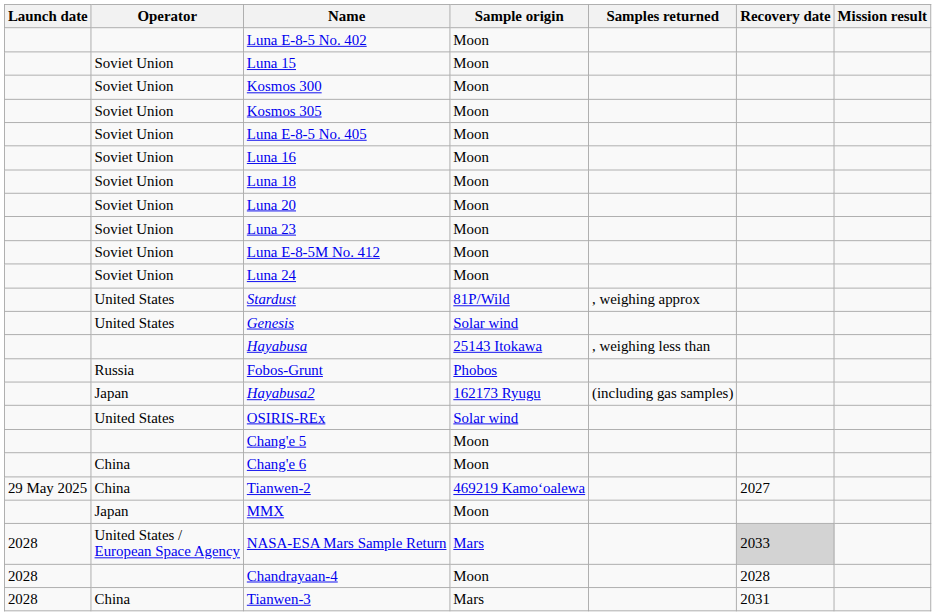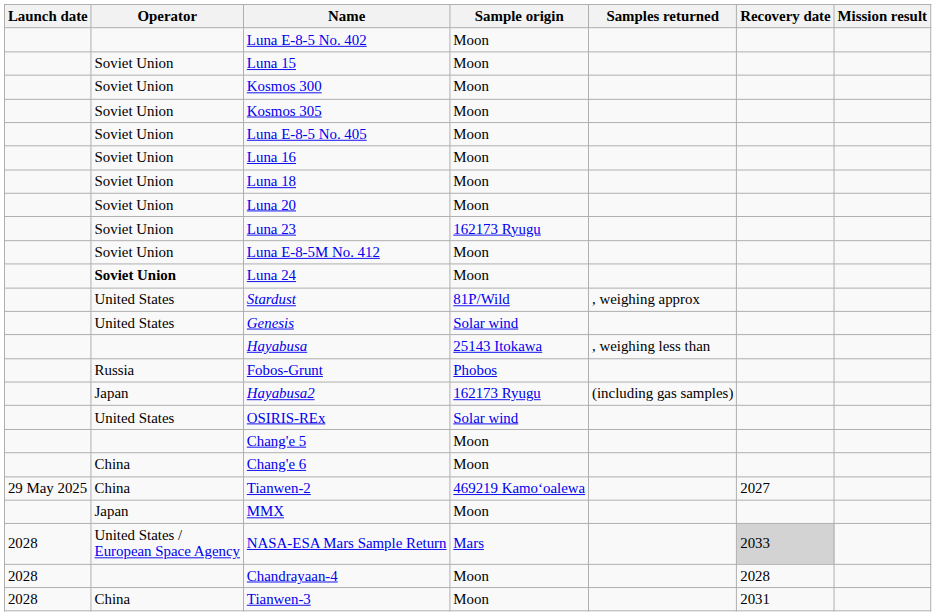(471, 228) Moon -> (497, 228) 162173 Ryugu
(134, 275) normal -> (135, 275) bold
(469, 599) Mars -> (471, 599) Moon
